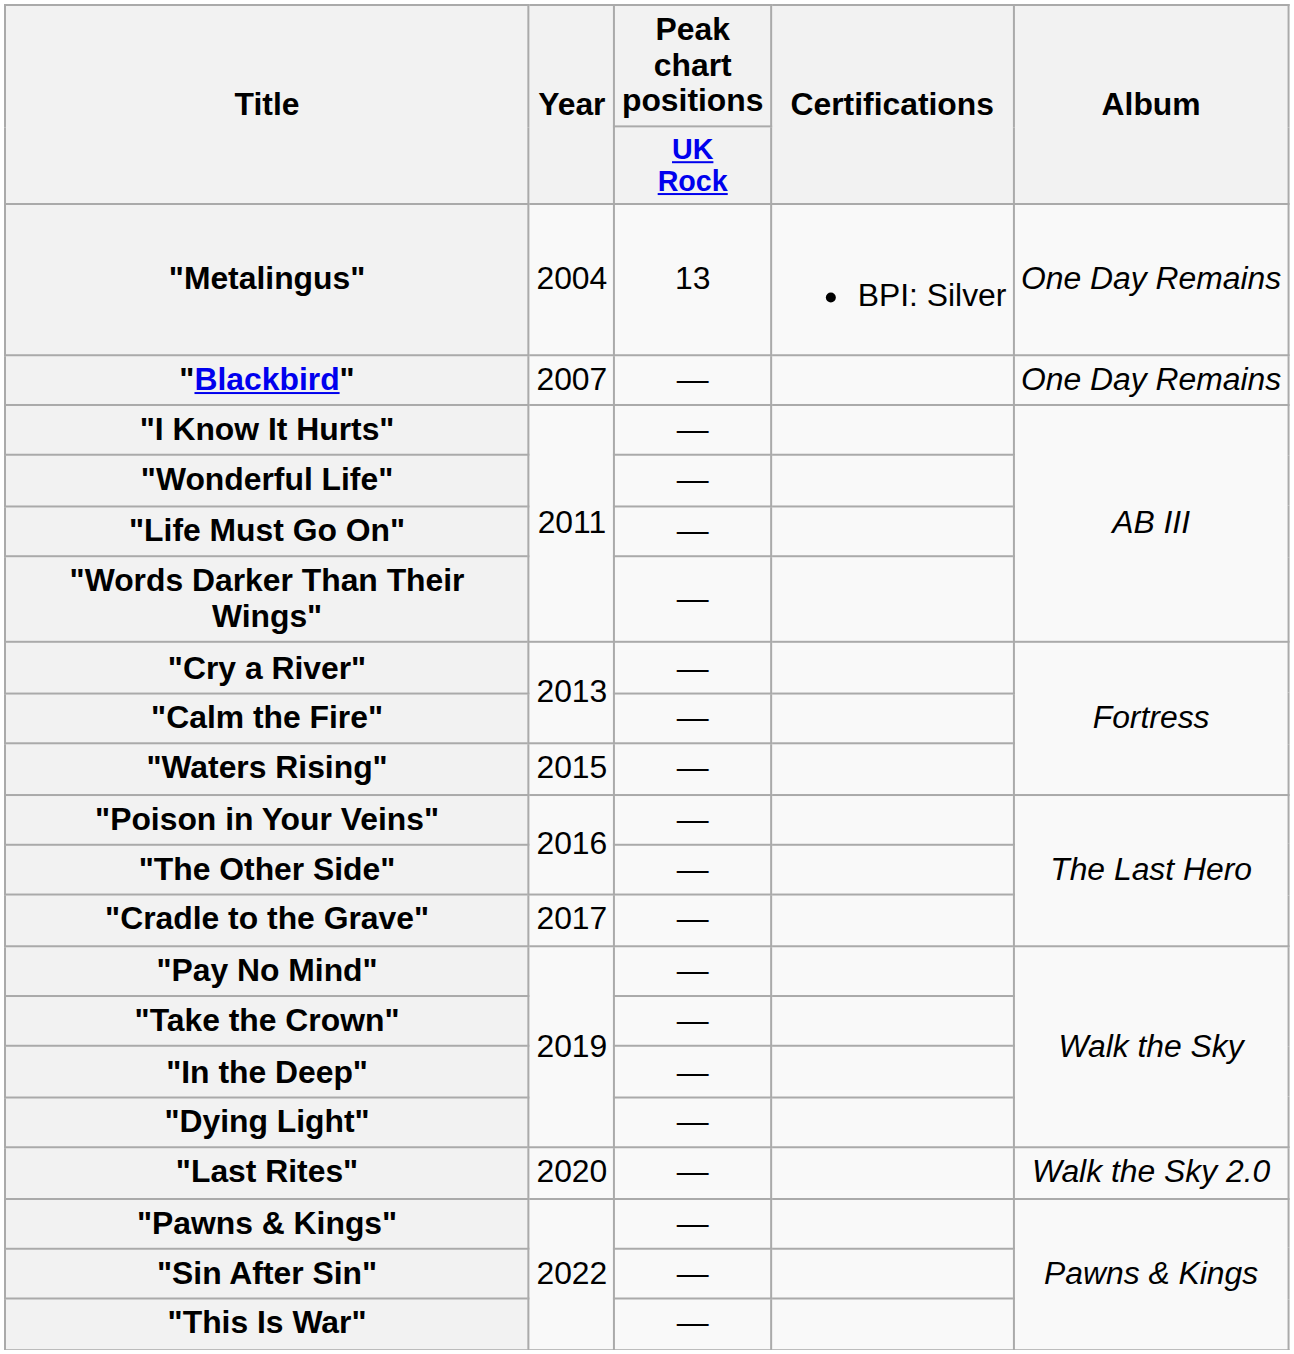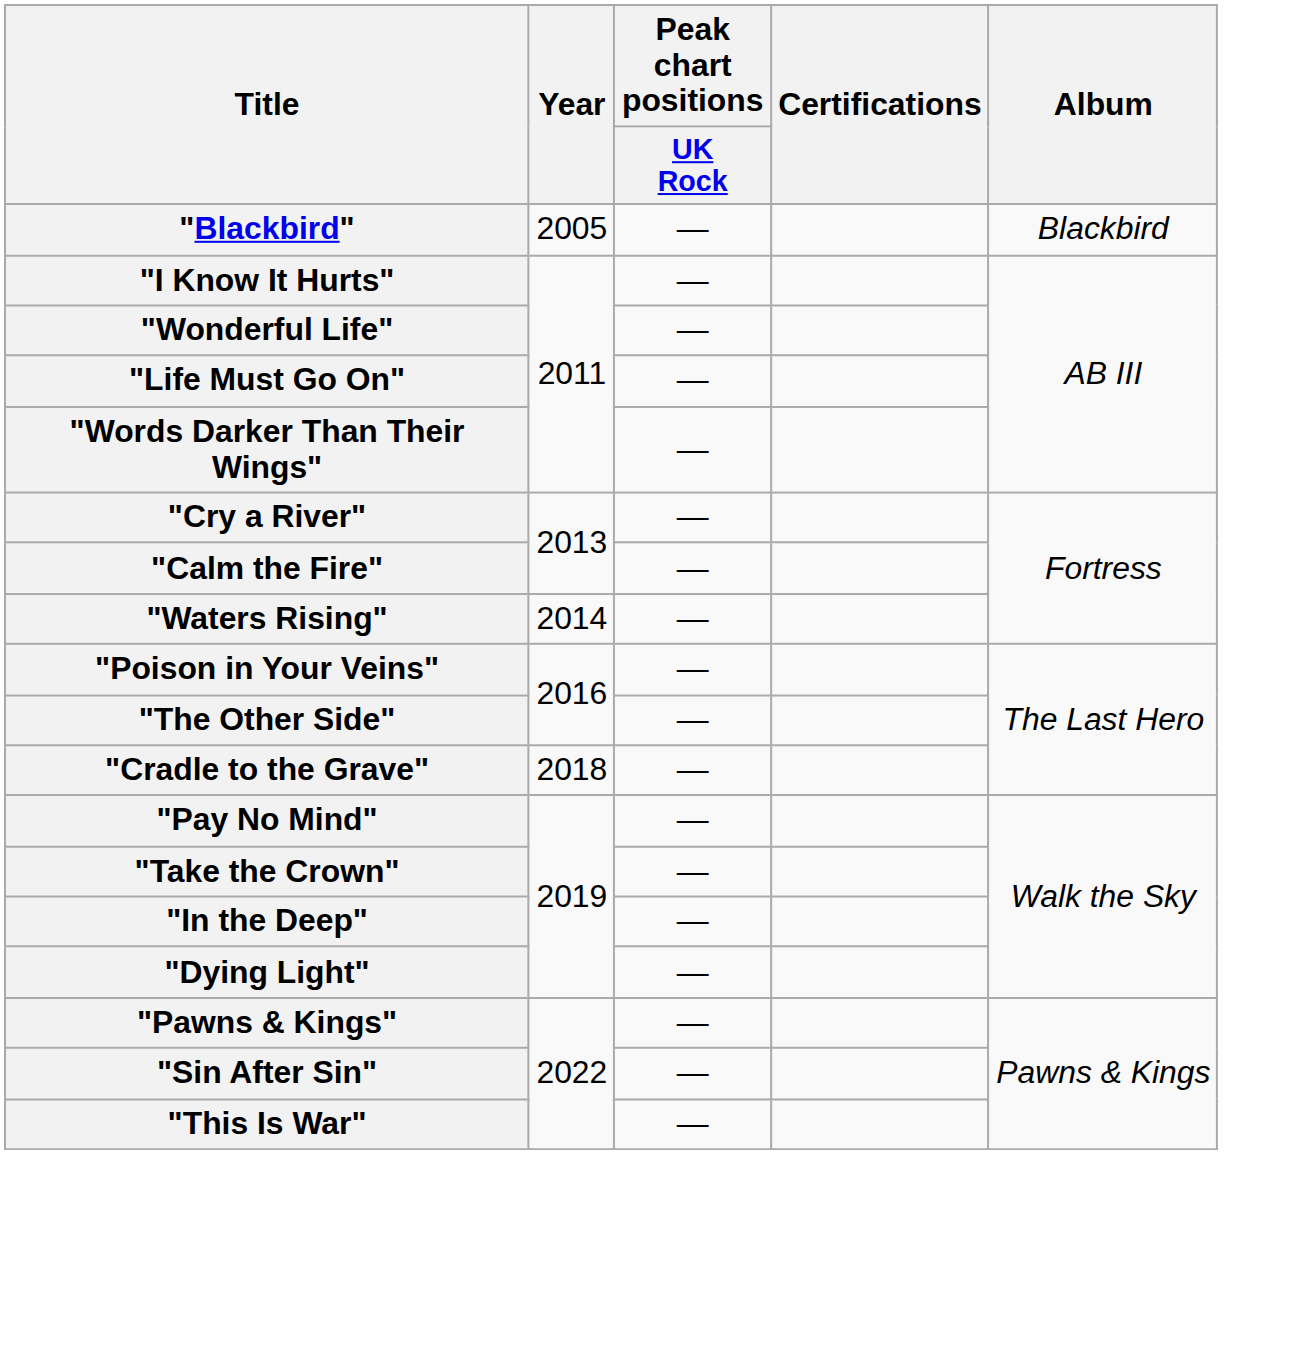- row: (267, 278)
(572, 378) 2007 -> (572, 228) 2005
(1151, 378) One Day Remains -> (1103, 228) Blackbird
(572, 768) 2015 -> (572, 618) 2014
(572, 919) 2017 -> (572, 769) 2018
- row: (267, 1172)
